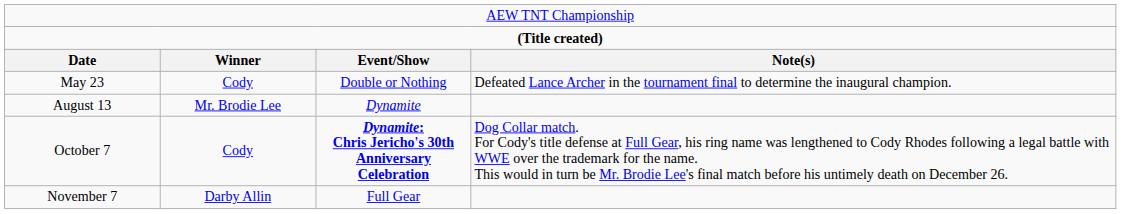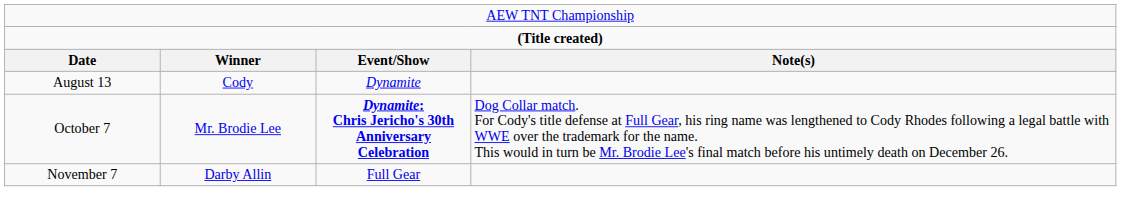- row: (82, 82)
(238, 104) Mr. Brodie Lee -> (238, 82) Cody
(238, 151) Cody -> (238, 128) Mr. Brodie Lee
